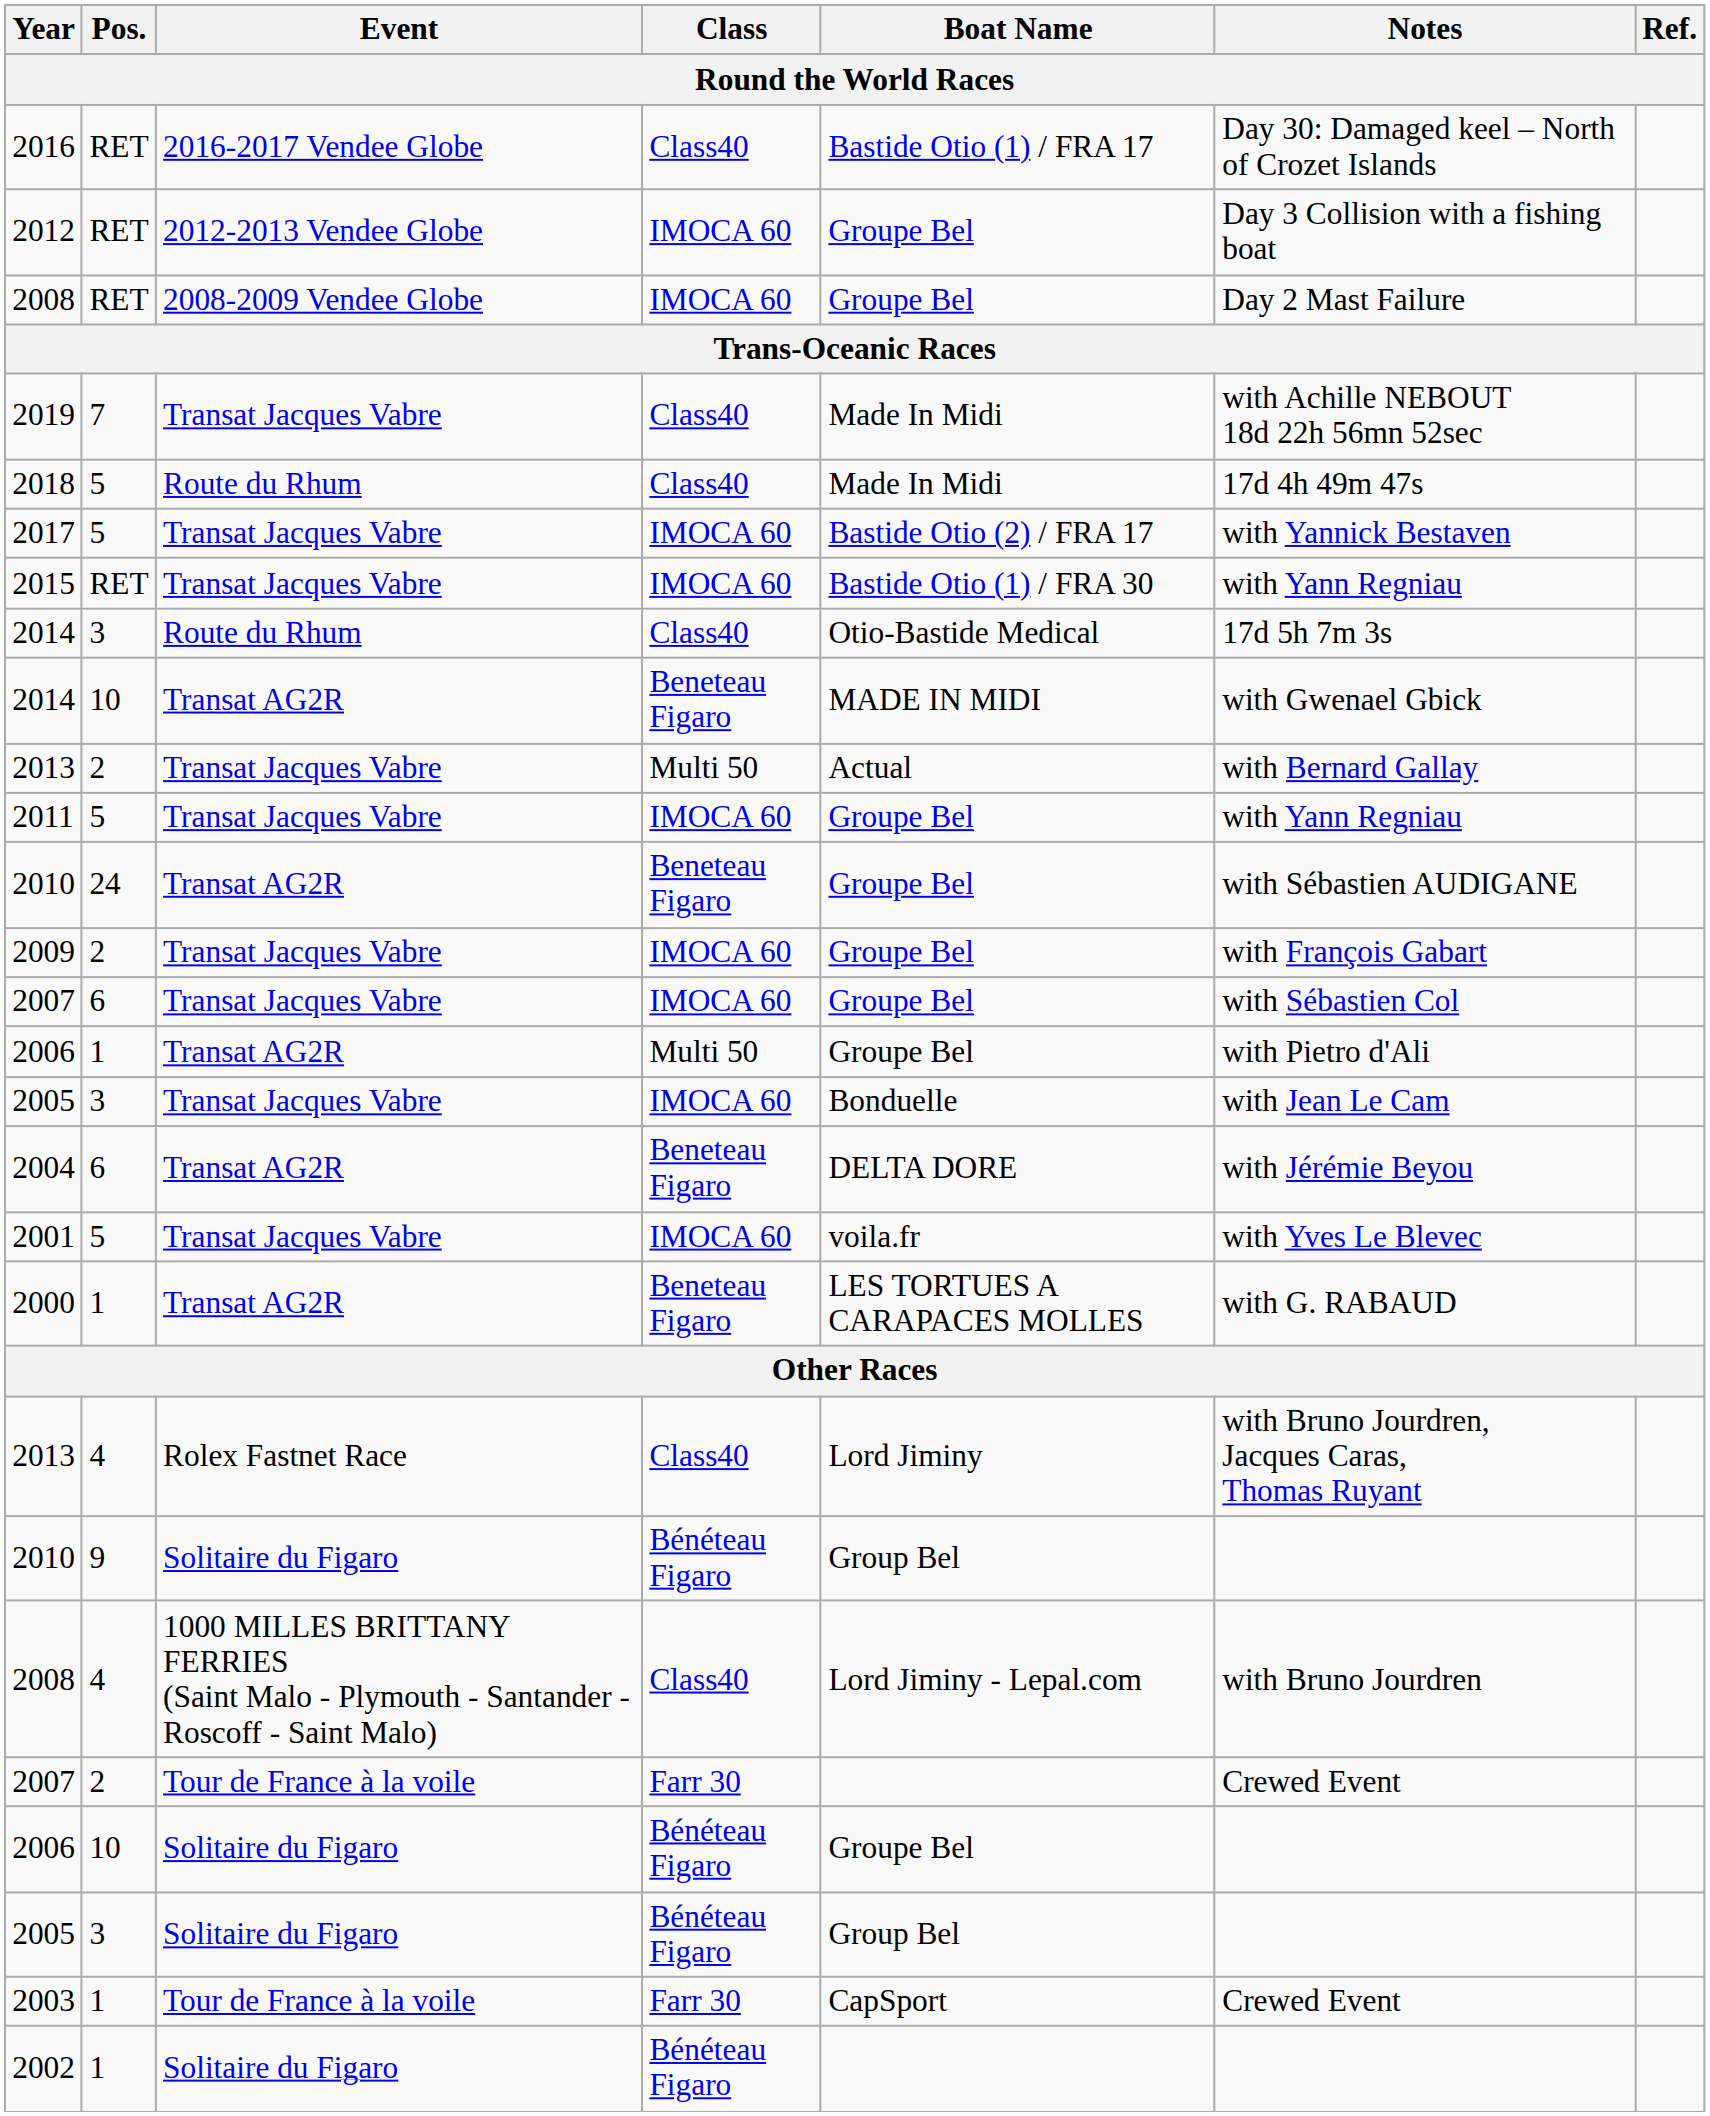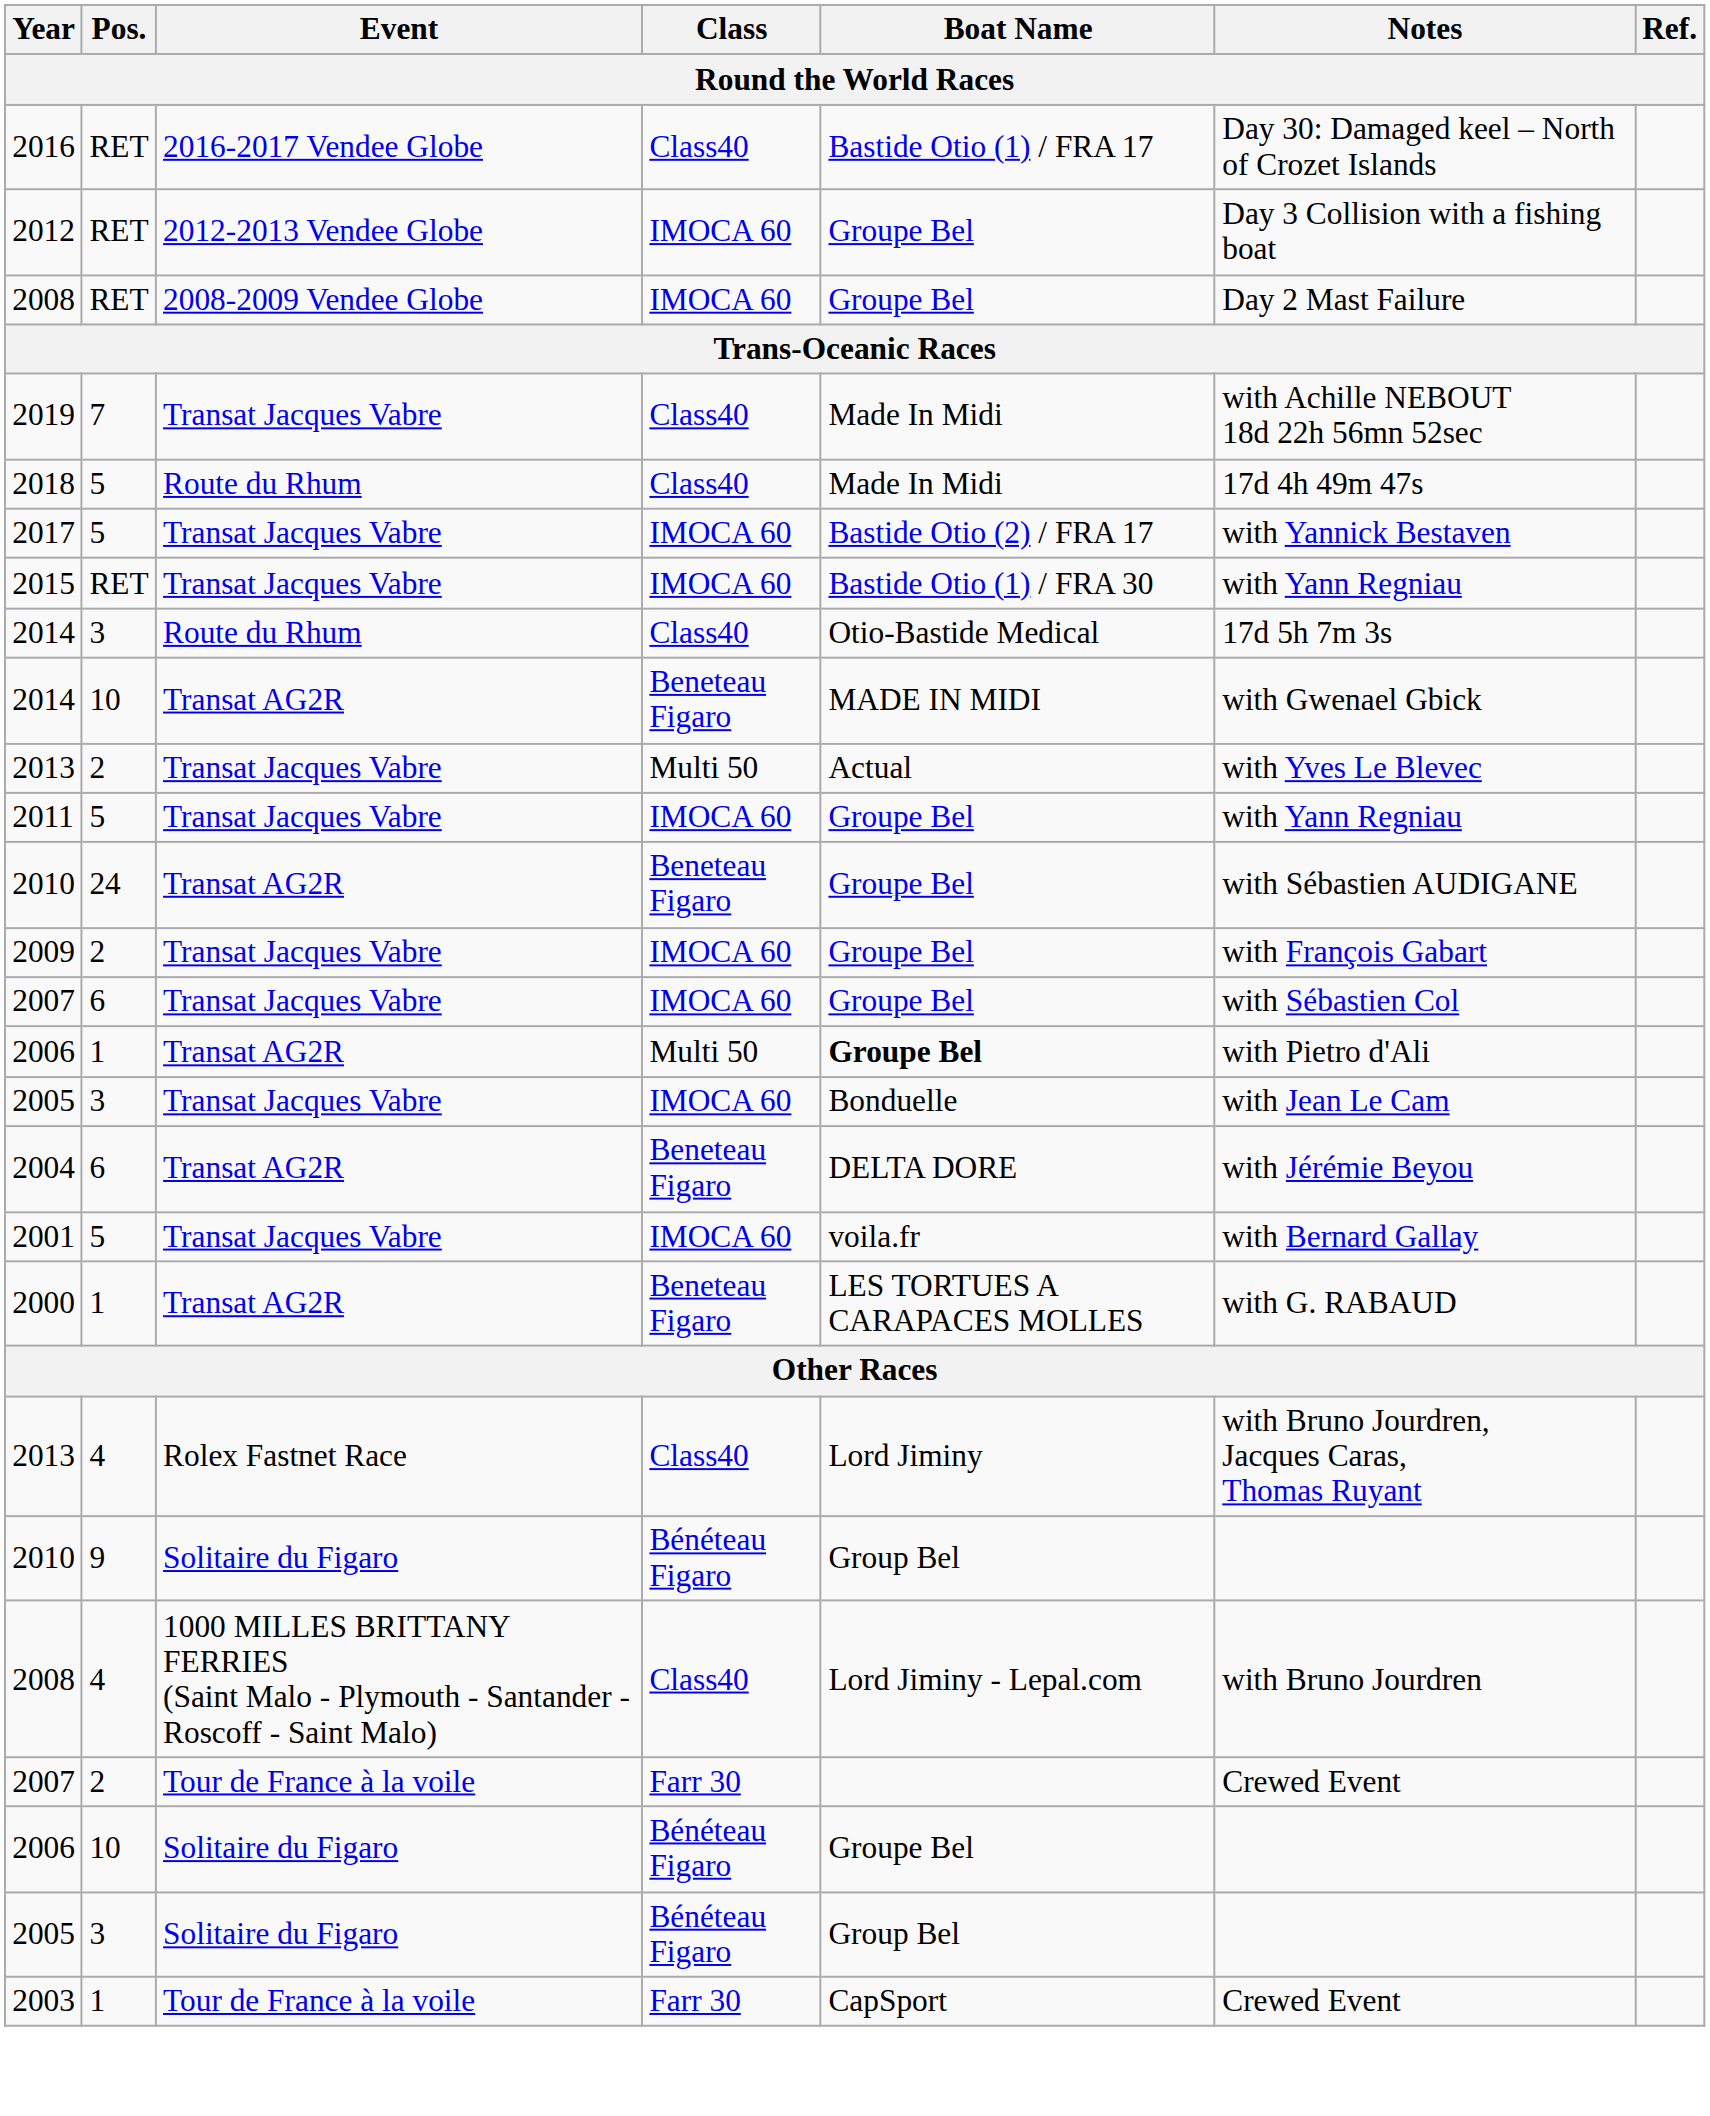(1350, 767) with Bernard Gallay -> (1352, 767) with Yves Le Blevec
(901, 1051) normal -> (905, 1051) bold
(1352, 1235) with Yves Le Blevec -> (1350, 1235) with Bernard Gallay
- row: (44, 2068)
